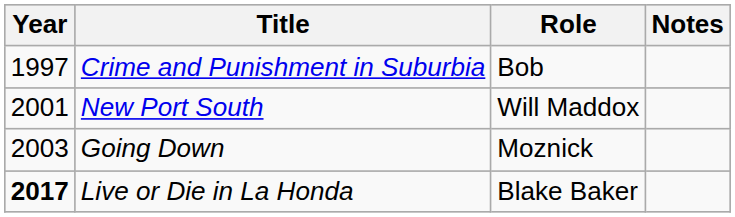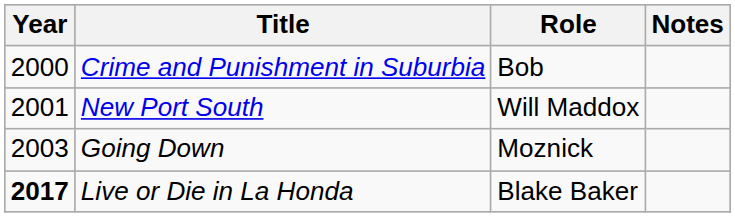(40, 66) 1997 -> (40, 66) 2000
